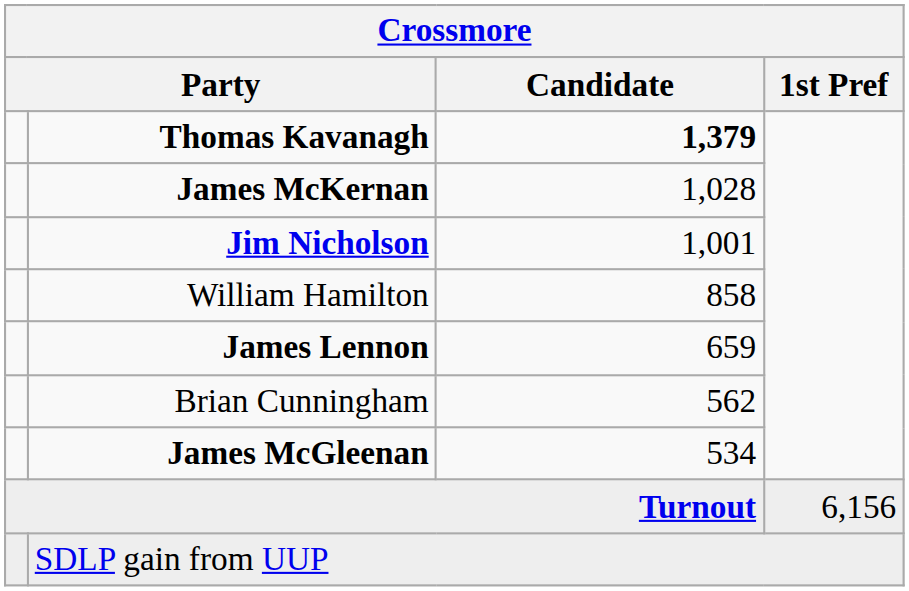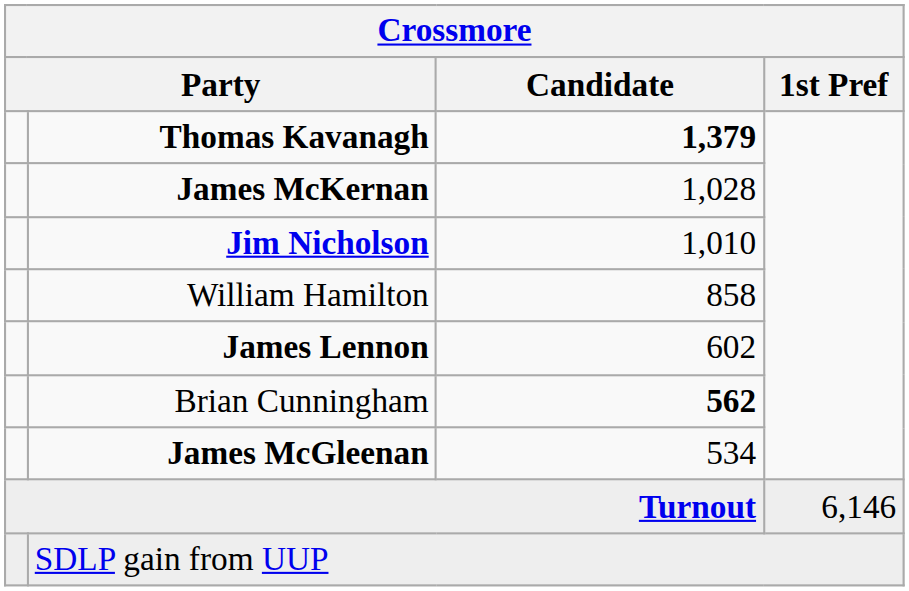(719, 242) 1,001 -> (719, 242) 1,010
(731, 347) 659 -> (731, 347) 602
(731, 400) normal -> (731, 400) bold
(859, 505) 6,156 -> (859, 505) 6,146
